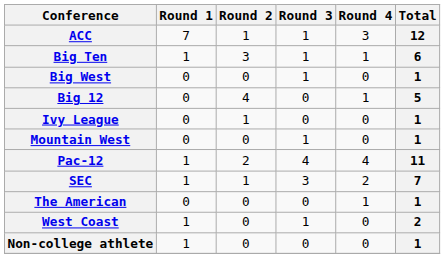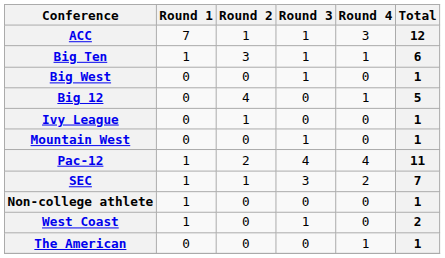rows swapped: (80, 202) <-> (80, 243)
